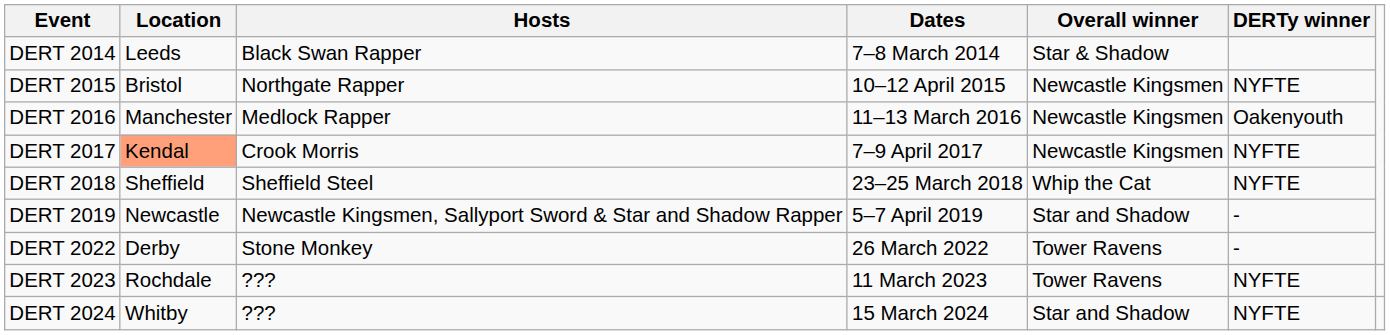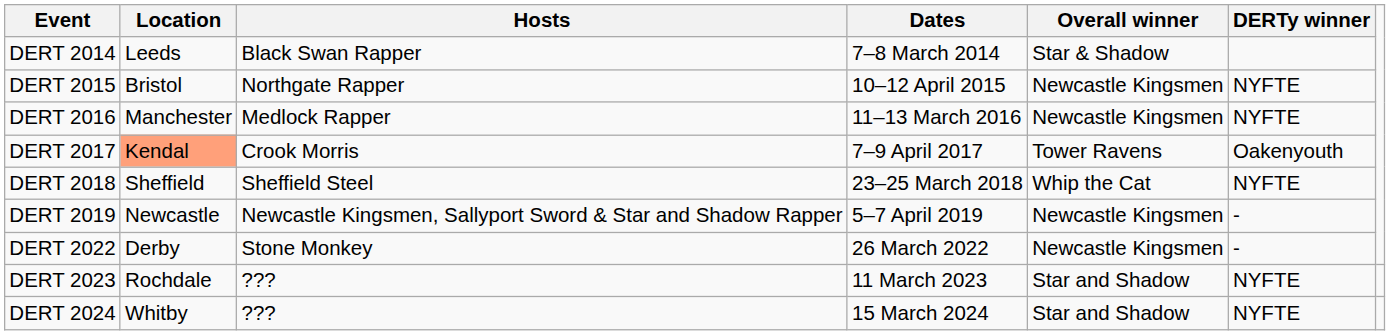(1288, 118) Oakenyouth -> (1266, 118) NYFTE
(1128, 150) Newcastle Kingsmen -> (1097, 150) Tower Ravens
(1266, 150) NYFTE -> (1288, 150) Oakenyouth
(1111, 215) Star and Shadow -> (1128, 215) Newcastle Kingsmen
(1097, 248) Tower Ravens -> (1128, 248) Newcastle Kingsmen
(1097, 280) Tower Ravens -> (1111, 280) Star and Shadow
